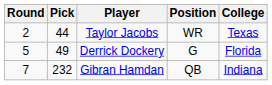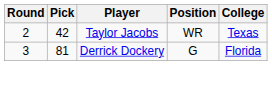(62, 32) 44 -> (62, 32) 42
(26, 51) 5 -> (26, 51) 3
(62, 51) 49 -> (62, 51) 81
- row: (122, 70)
